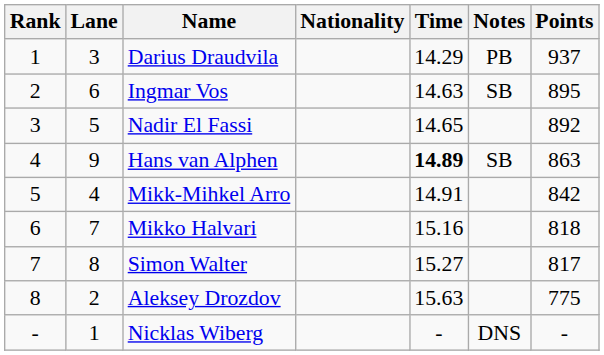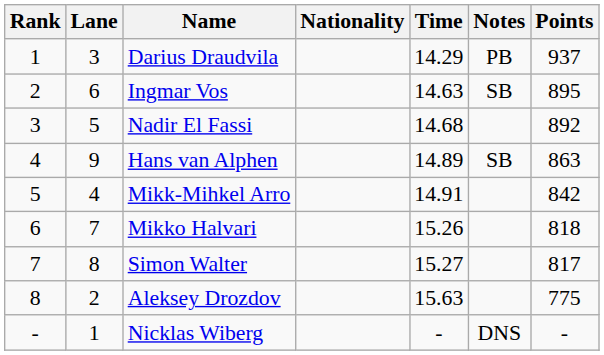(439, 125) 14.65 -> (439, 125) 14.68
(439, 159) bold -> (439, 159) normal
(439, 228) 15.16 -> (439, 228) 15.26
